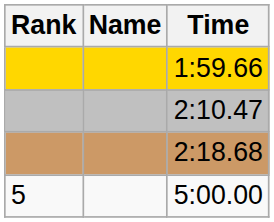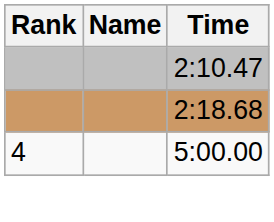- row: (218, 68)
(18, 195) 5 -> (18, 152) 4
